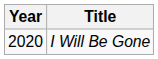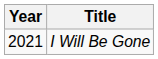(26, 41) 2020 -> (26, 41) 2021
